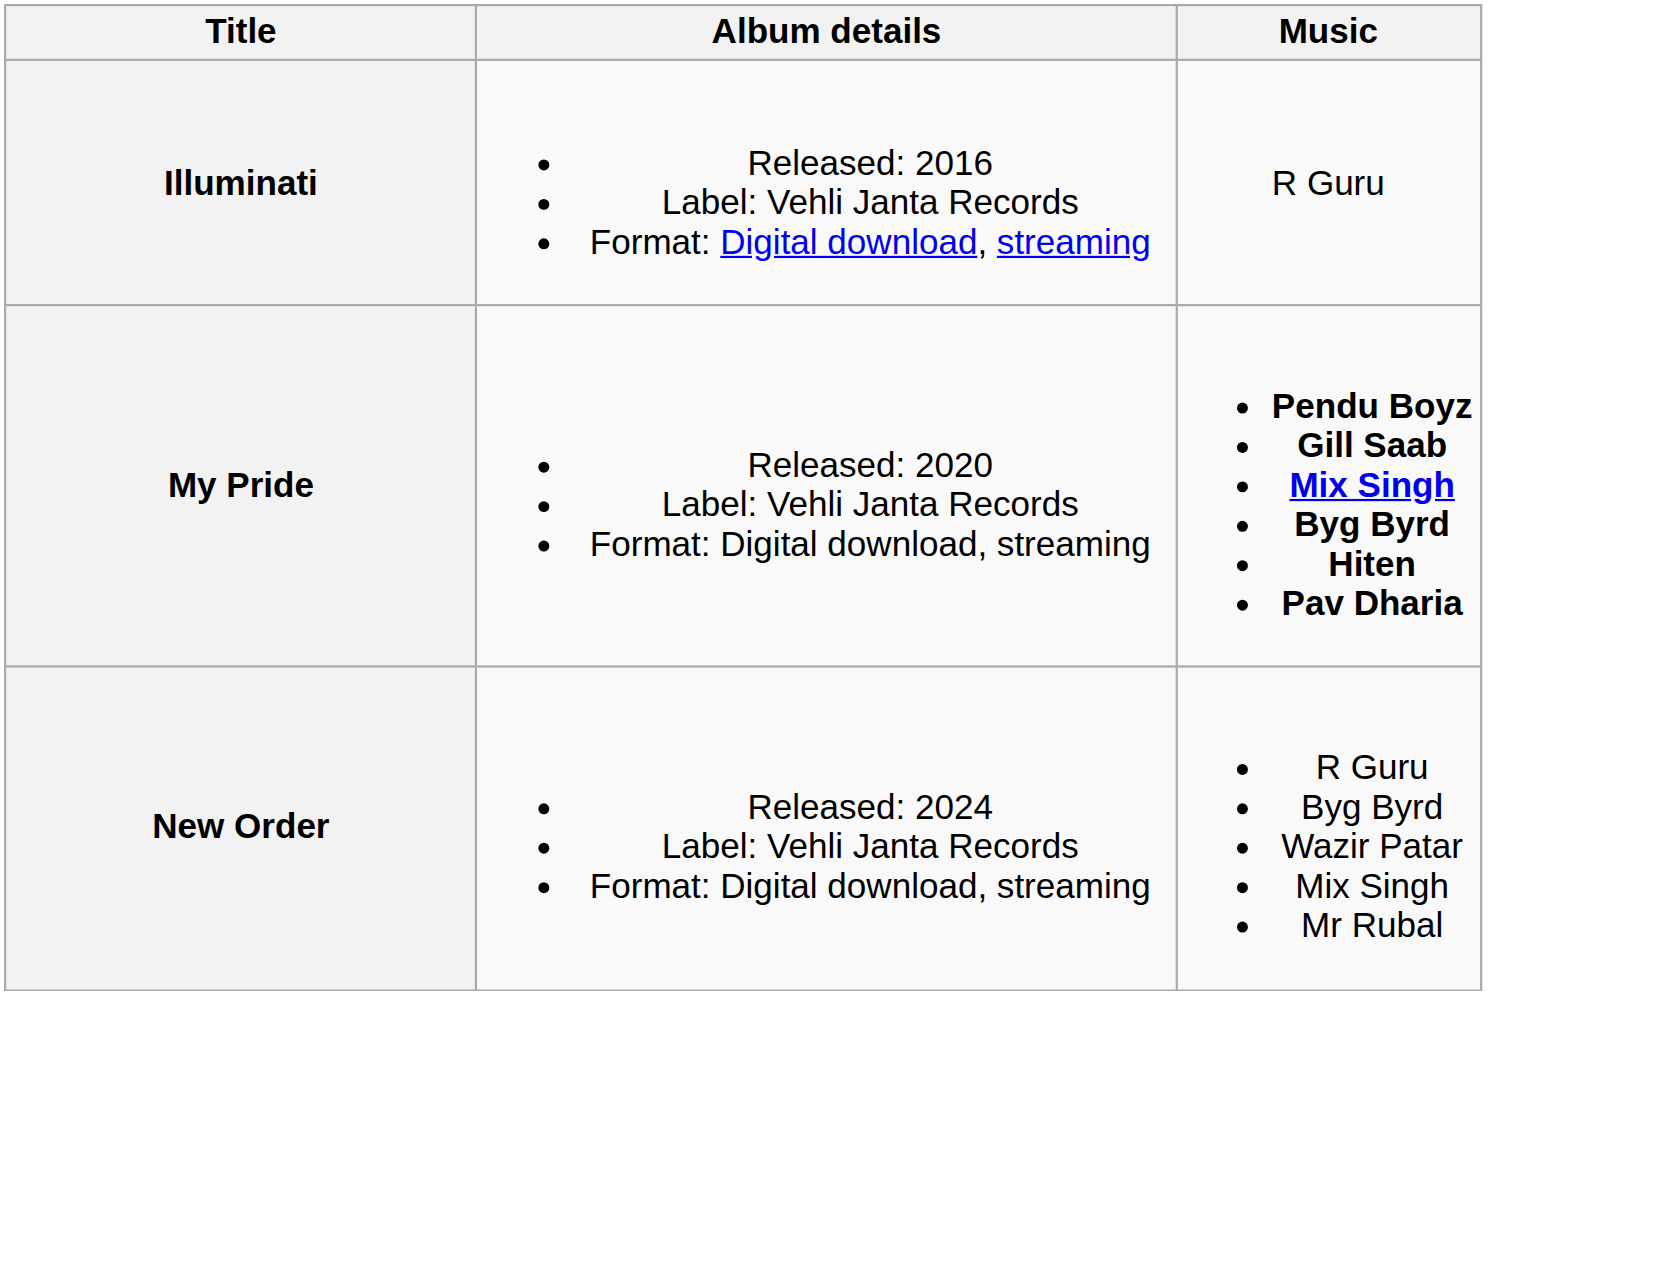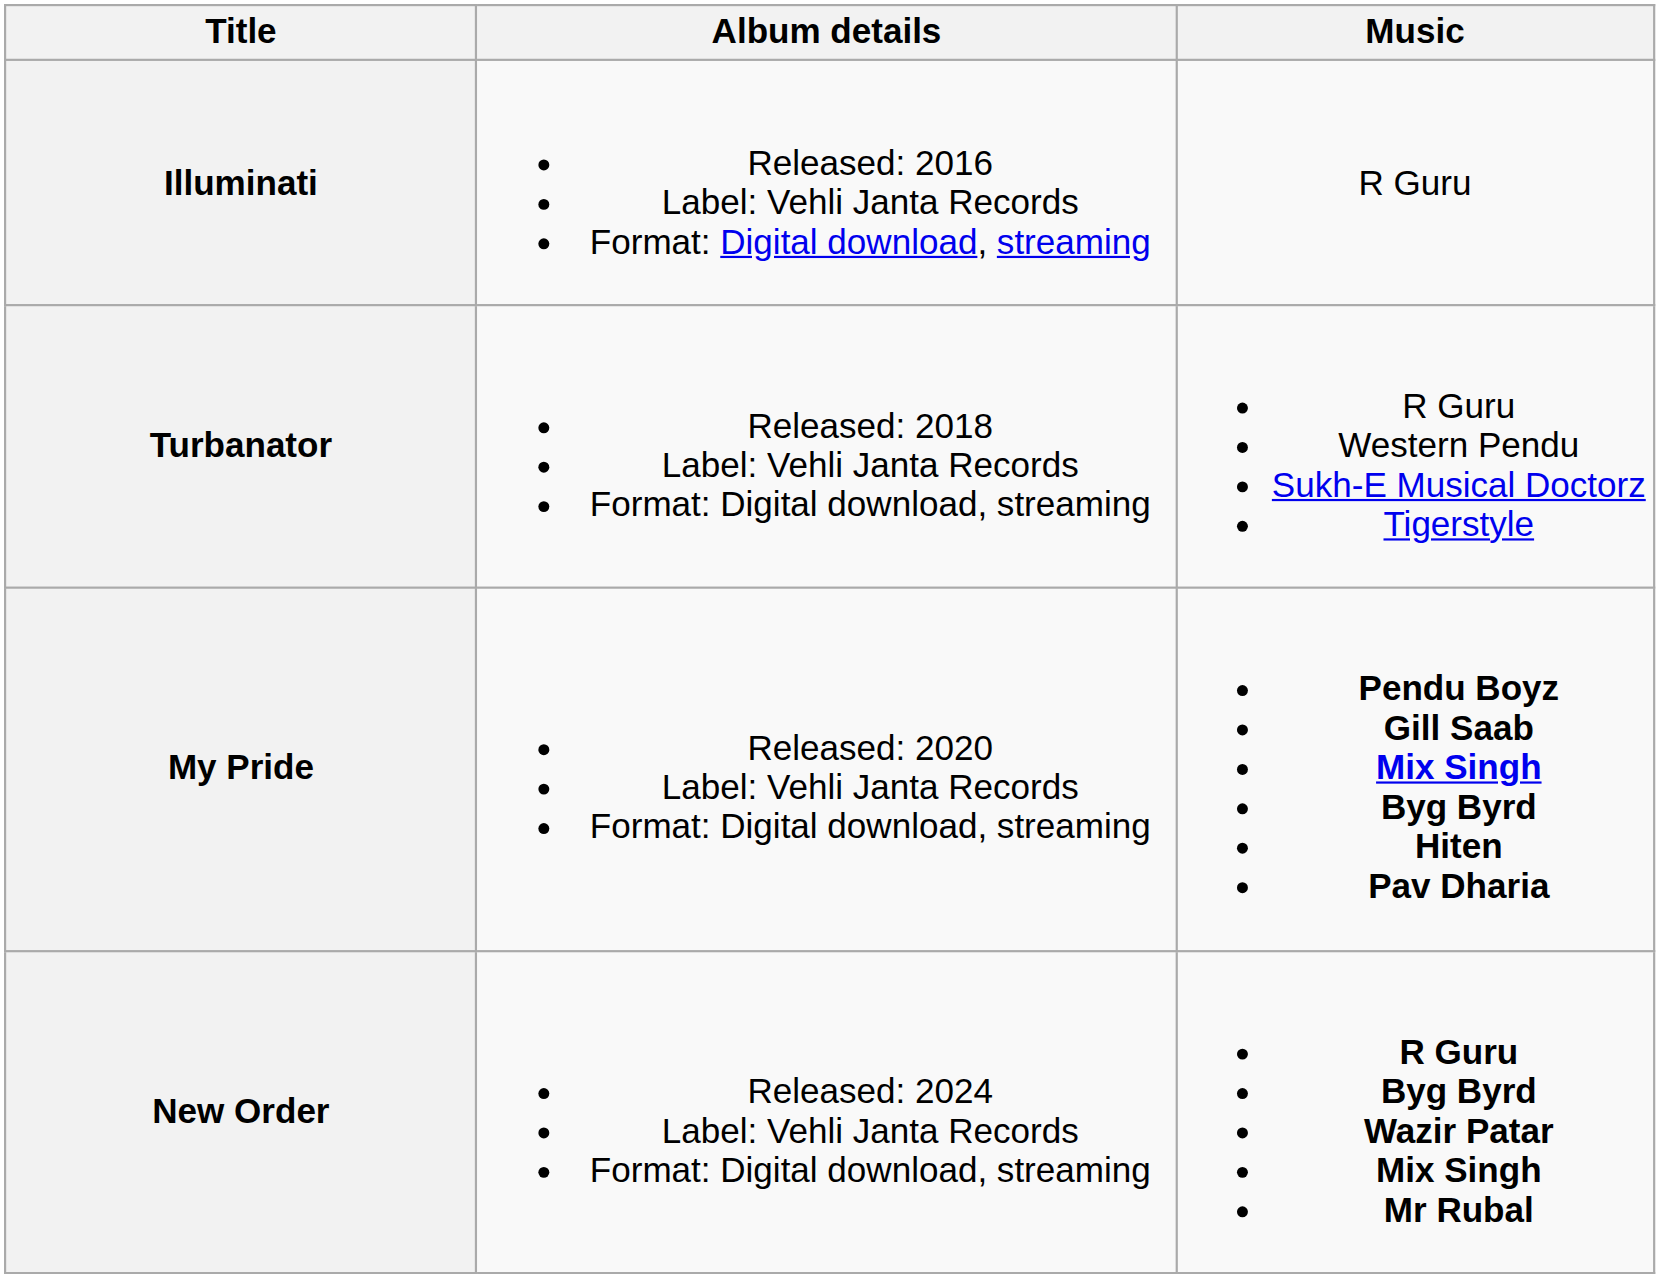+ row: (241, 445)
(1328, 848) normal -> (1415, 1131) bold
